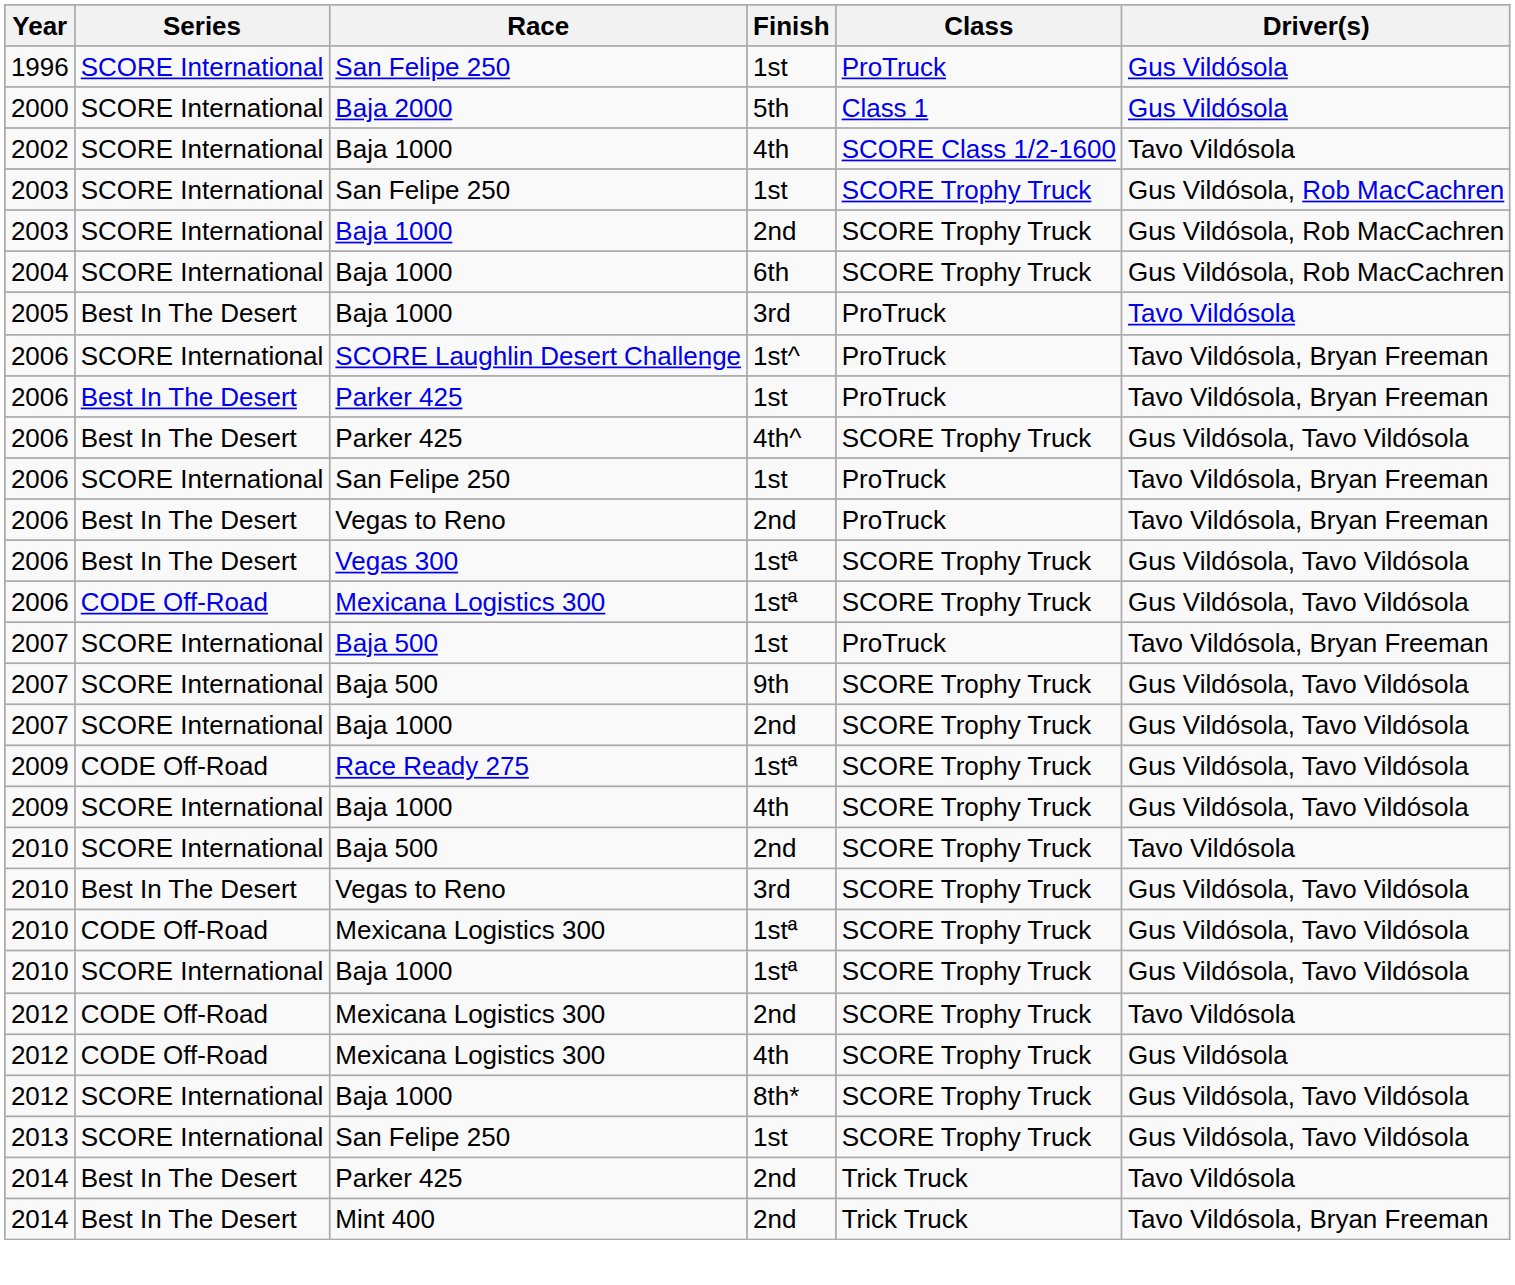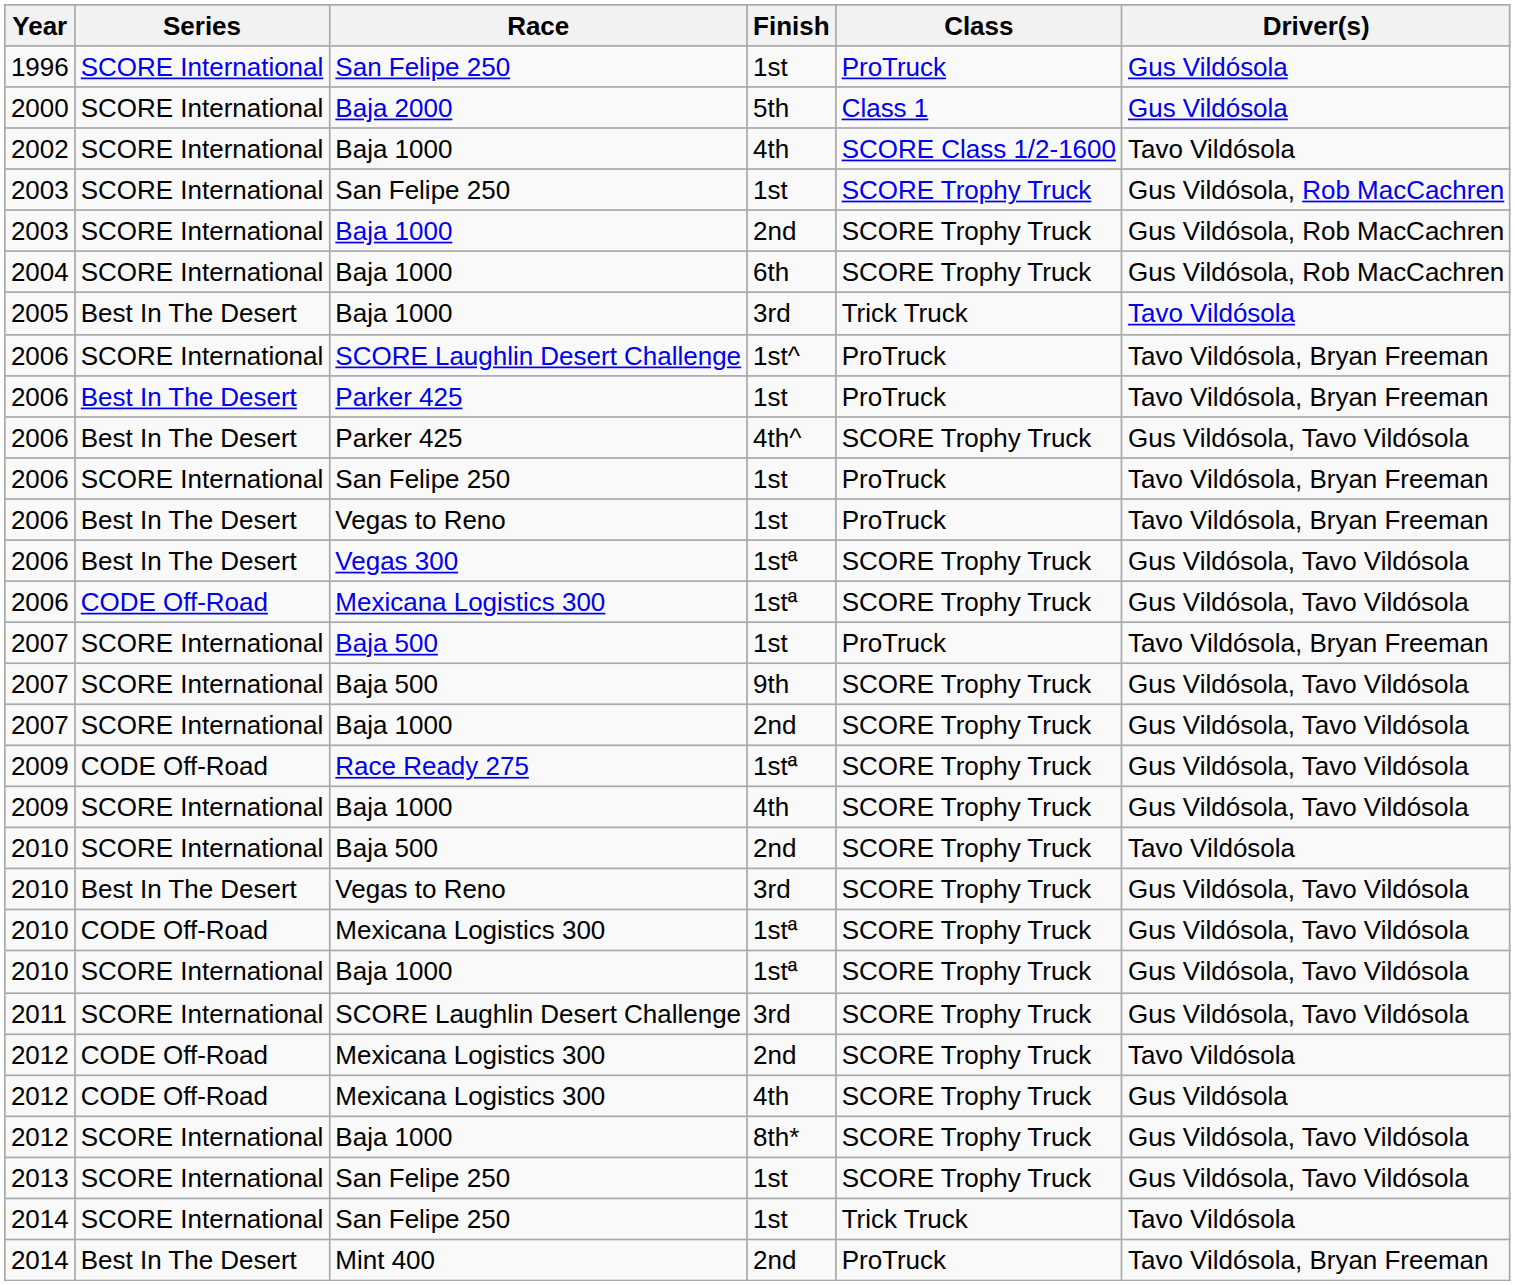(894, 314) ProTruck -> (905, 314) Trick Truck
(775, 519) 2nd -> (770, 519) 1st
+ row: (39, 1013)
- row: (40, 1178)
+ row: (40, 1219)
(905, 1219) Trick Truck -> (894, 1260) ProTruck
